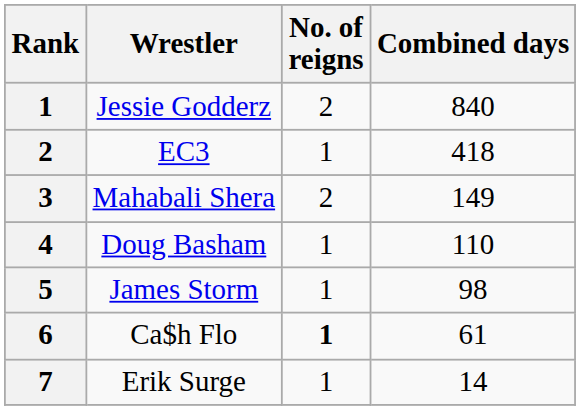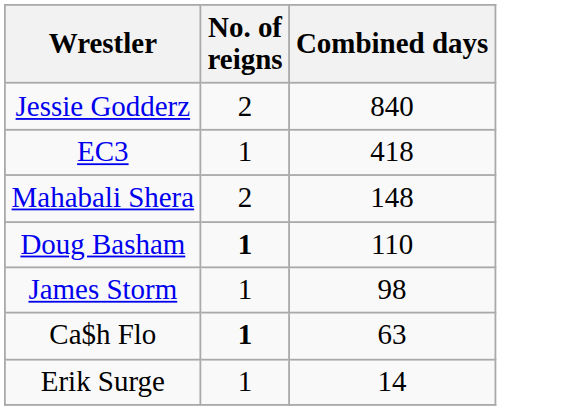- column: (45, 43)
(473, 197) 149 -> (392, 197) 148
(326, 243) normal -> (245, 243) bold
(473, 335) 61 -> (392, 335) 63
